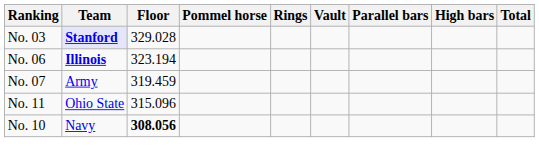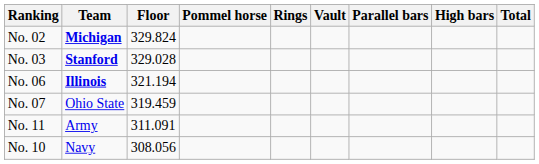+ row: (27, 37)
(91, 37) lavender background -> (91, 59) no background
(153, 59) 323.194 -> (153, 81) 321.194
(81, 81) Army -> (95, 103) Ohio State
(95, 103) Ohio State -> (81, 125) Army
(153, 103) 315.096 -> (153, 125) 311.091
(153, 125) bold -> (153, 147) normal
